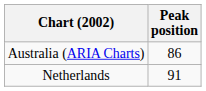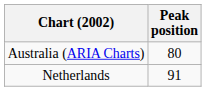(175, 53) 86 -> (175, 53) 80
